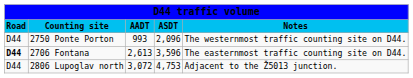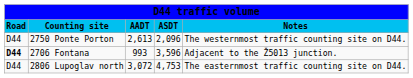(140, 40) 993 -> (140, 40) 2,613
(140, 53) 2,613 -> (140, 53) 993
(296, 53) The easternmost traffic counting site on D44. -> (261, 53) Adjacent to the Ž5013 junction.
(261, 66) Adjacent to the Ž5013 junction. -> (296, 66) The easternmost traffic counting site on D44.
